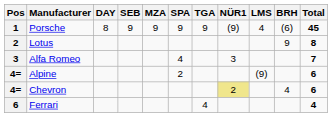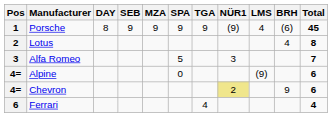(287, 43) 9 -> (287, 43) 4
(180, 59) 4 -> (180, 59) 5
(180, 74) 2 -> (180, 74) 0
(287, 90) 4 -> (287, 90) 9
